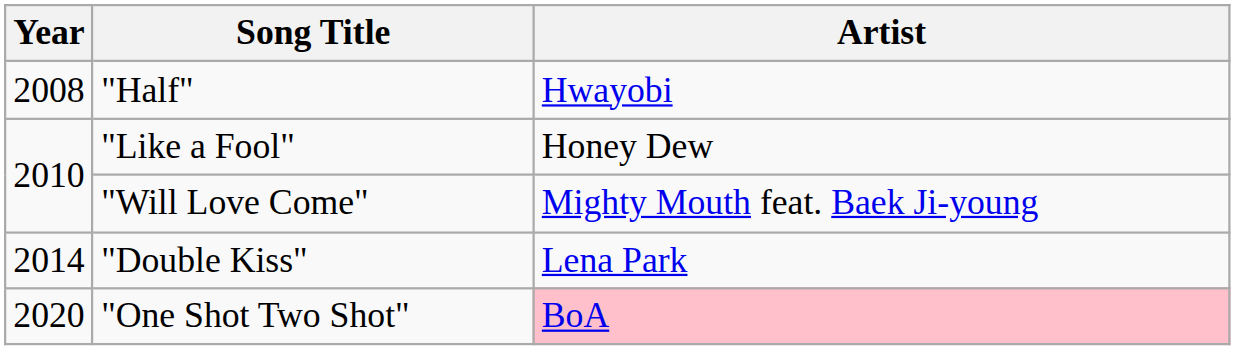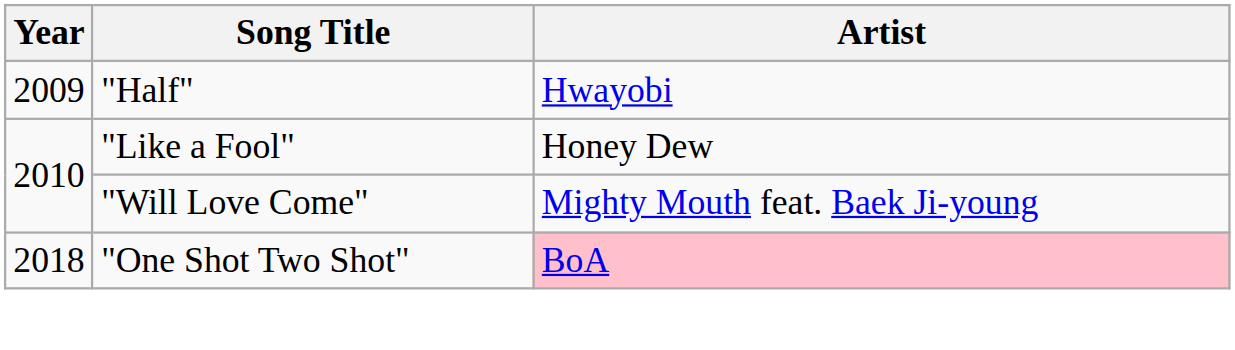(49, 89) 2008 -> (49, 89) 2009
- row: (204, 259)
(49, 315) 2020 -> (49, 259) 2018
